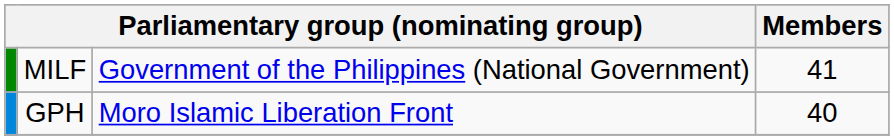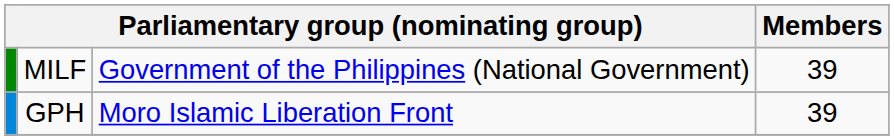(822, 69) 41 -> (822, 69) 39
(822, 112) 40 -> (822, 112) 39
